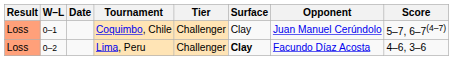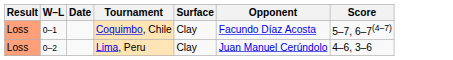- column: (201, 12)
(327, 30) Juan Manuel Cerúndolo -> (267, 30) Facundo Díaz Acosta
(241, 47) bold -> (187, 47) normal
(322, 47) Facundo Díaz Acosta -> (273, 47) Juan Manuel Cerúndolo
